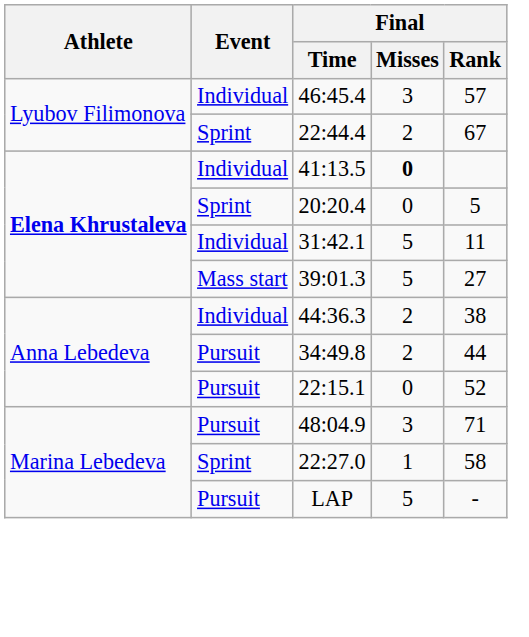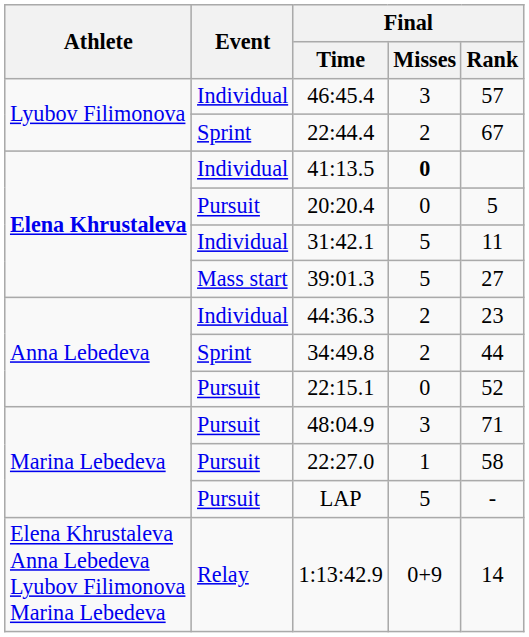(224, 206) Sprint -> (228, 206) Pursuit
(475, 315) 38 -> (492, 315) 23
(228, 352) Pursuit -> (224, 352) Sprint
(224, 462) Sprint -> (228, 462) Pursuit
+ row: (341, 574)
